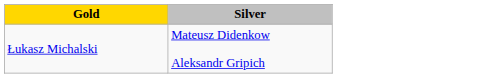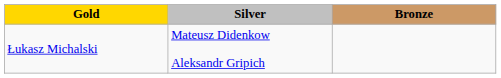+ column: (414, 14)
